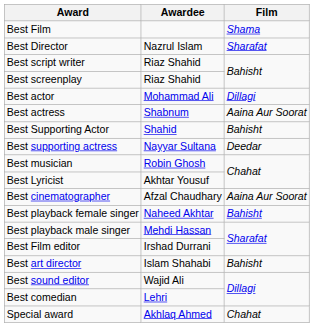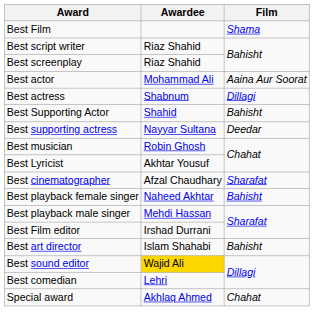- row: (37, 46)
(241, 96) Dillagi -> (267, 79) Aaina Aur Soorat
(267, 113) Aaina Aur Soorat -> (241, 96) Dillagi
(267, 197) Aaina Aur Soorat -> (247, 180) Sharafat
(164, 280) no background -> (164, 264) gold background
